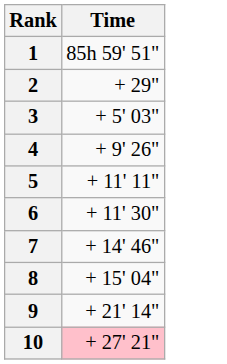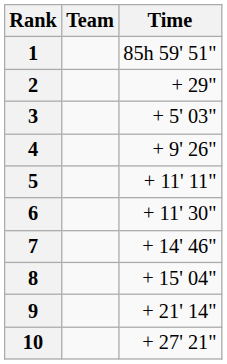+ column: (90, 20)
(122, 342) pink background -> (179, 342) no background
